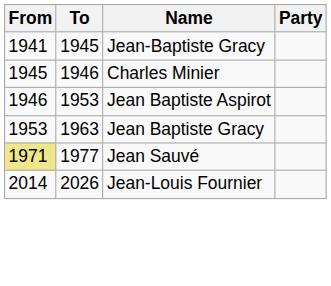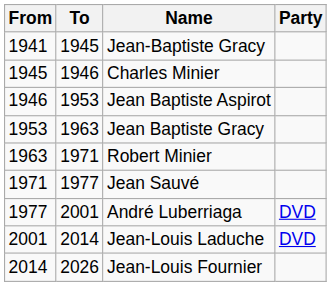+ row: (159, 156)
(28, 156) khaki background -> (28, 184) no background
+ row: (174, 211)
+ row: (186, 239)
